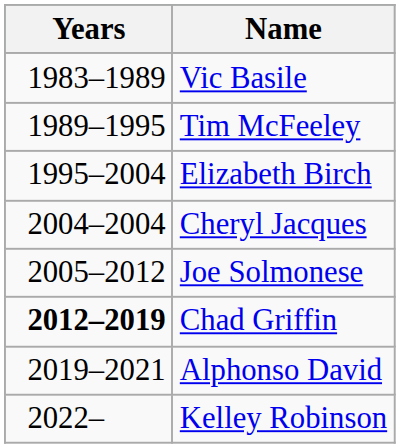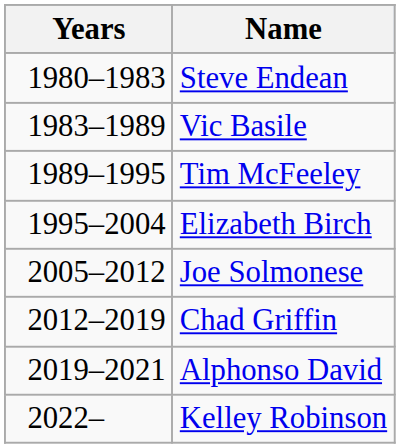+ row: (264, 77)
- row: (273, 223)
(89, 321) bold -> (89, 321) normal
